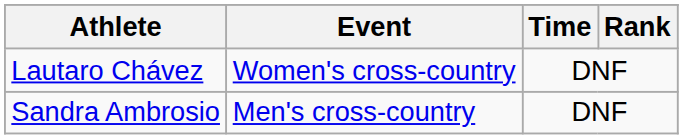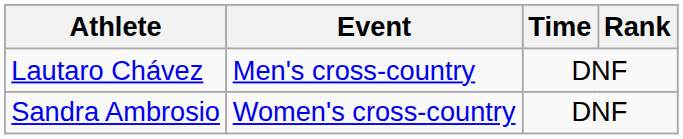(374, 70) Women's cross-country -> (354, 70) Men's cross-country
(354, 113) Men's cross-country -> (374, 113) Women's cross-country
